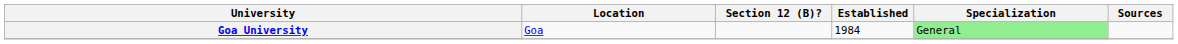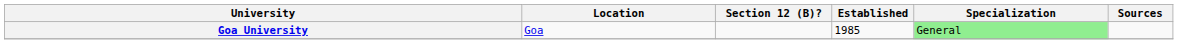(847, 30) 1984 -> (847, 30) 1985
